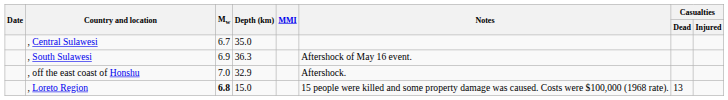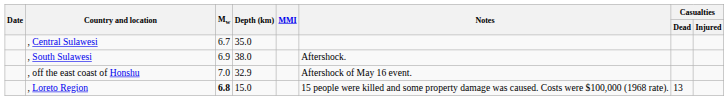(243, 57) 36.3 -> (243, 57) 38.0
(356, 57) Aftershock of May 16 event. -> (324, 57) Aftershock.
(324, 73) Aftershock. -> (356, 73) Aftershock of May 16 event.
